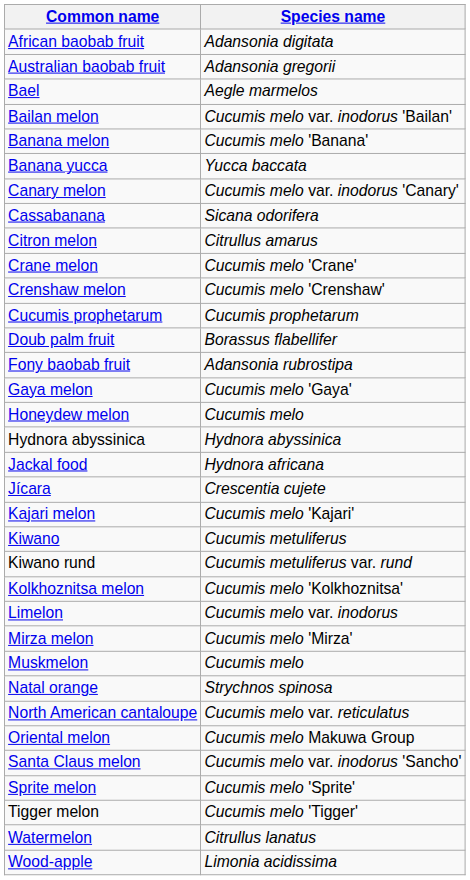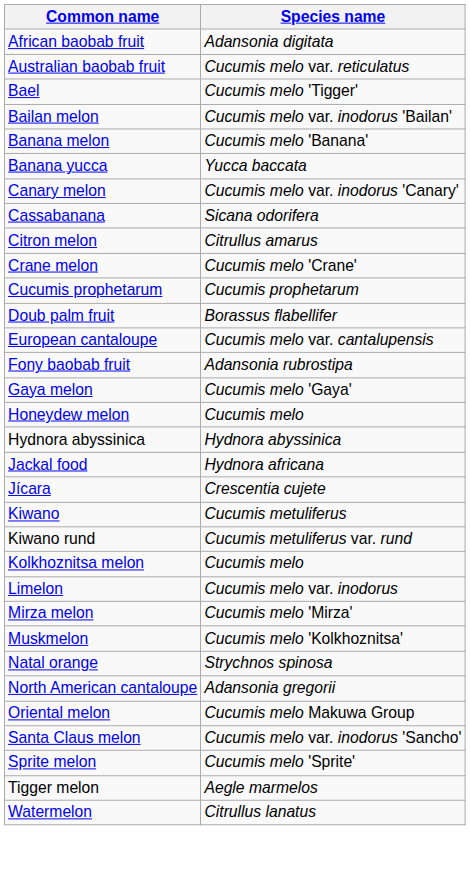(270, 66) Adansonia gregorii -> (307, 66) Cucumis melo var. reticulatus
(261, 91) Aegle marmelos -> (281, 91) Cucumis melo 'Tigger'
- row: (67, 290)
+ row: (83, 340)
- row: (52, 514)
(304, 588) Cucumis melo 'Kolkhoznitsa' -> (254, 564) Cucumis melo
(254, 663) Cucumis melo -> (304, 638) Cucumis melo 'Kolkhoznitsa'
(307, 713) Cucumis melo var. reticulatus -> (270, 688) Adansonia gregorii
(281, 812) Cucumis melo 'Tigger' -> (261, 787) Aegle marmelos
- row: (50, 862)
